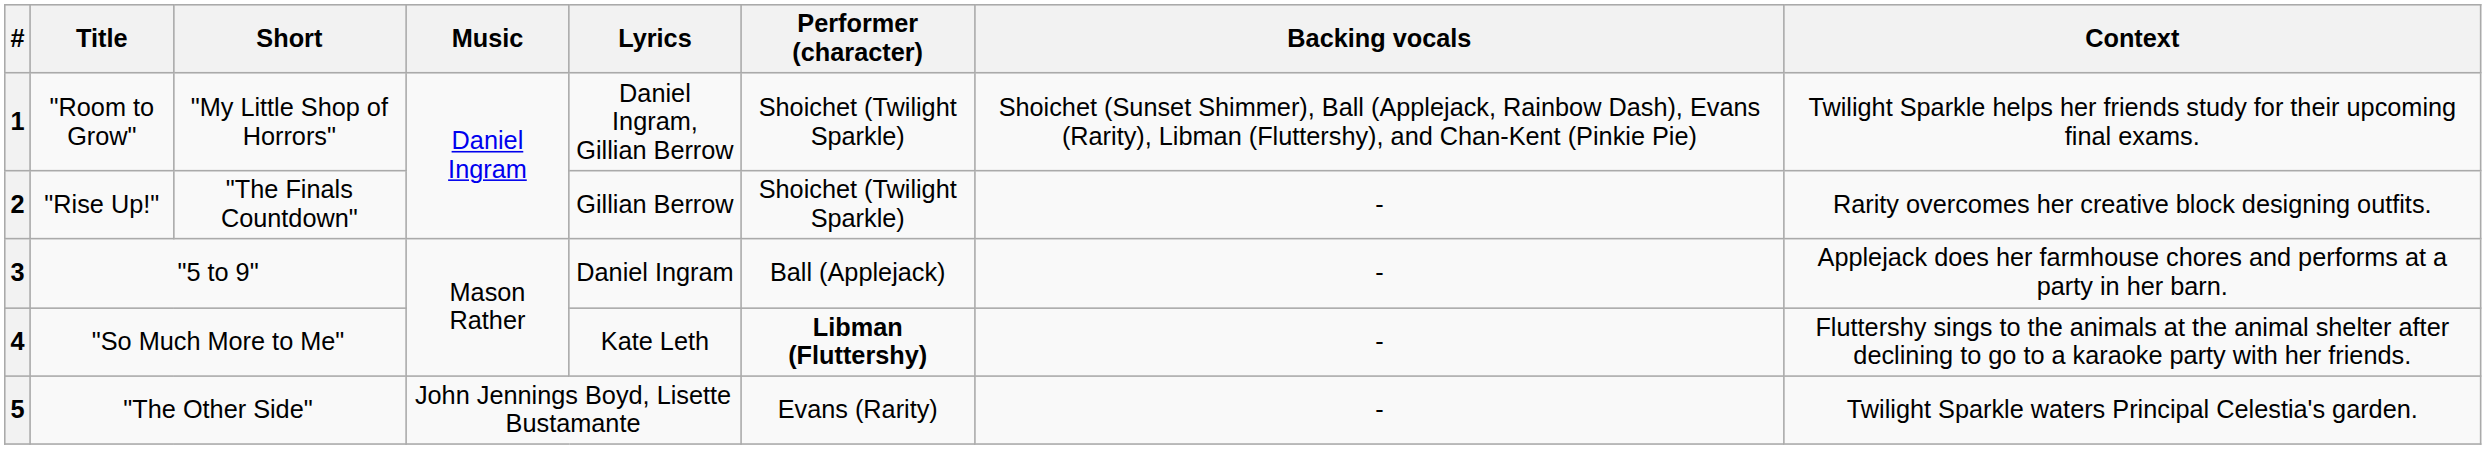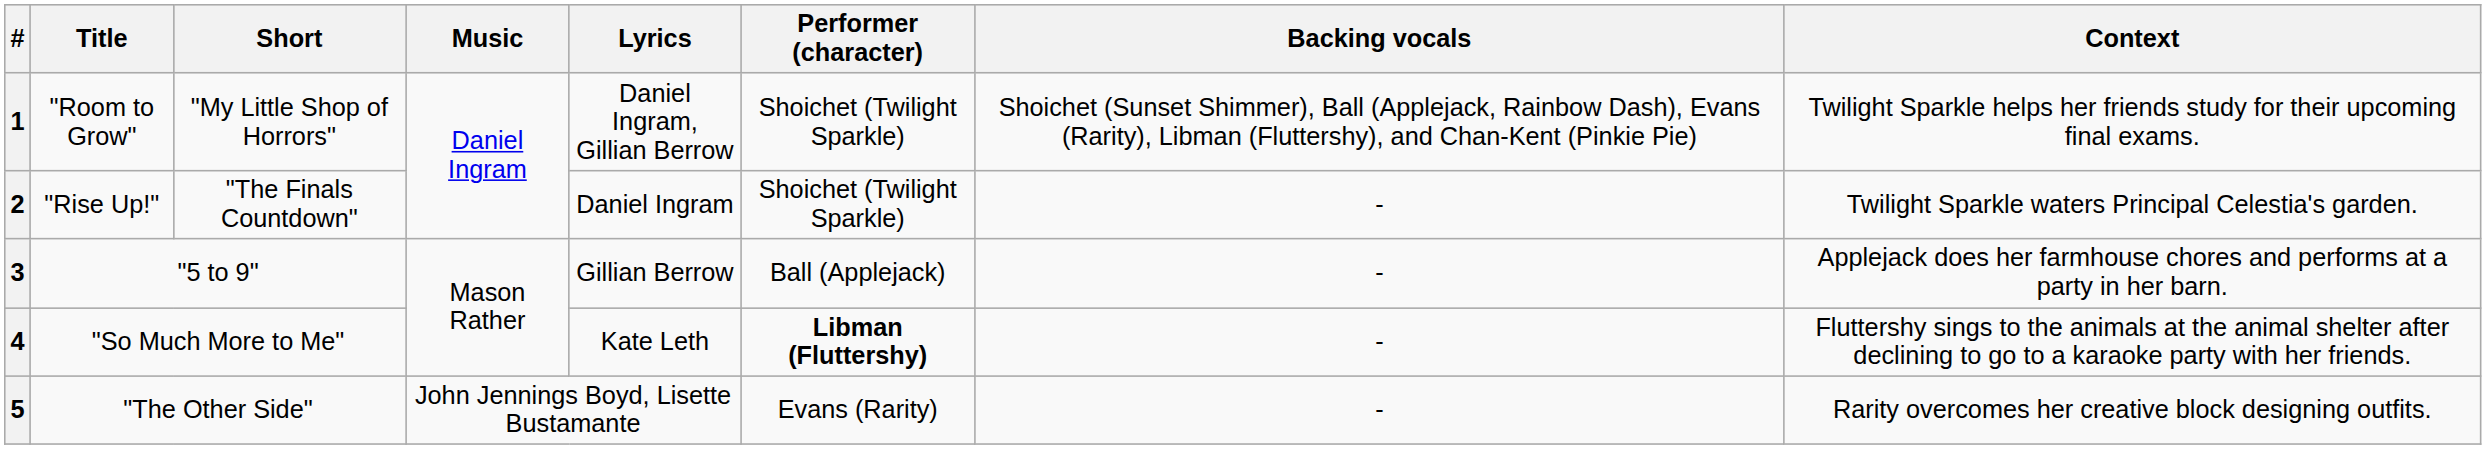(655, 204) Gillian Berrow -> (655, 204) Daniel Ingram
(2132, 204) Rarity overcomes her creative block designing outfits. -> (2132, 204) Twilight Sparkle waters Principal Celestia's garden.
(655, 272) Daniel Ingram -> (655, 272) Gillian Berrow
(2132, 409) Twilight Sparkle waters Principal Celestia's garden. -> (2132, 409) Rarity overcomes her creative block designing outfits.
